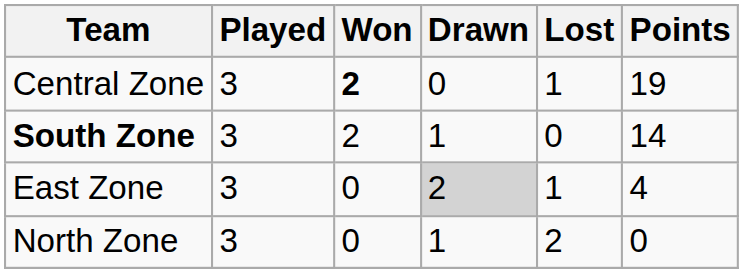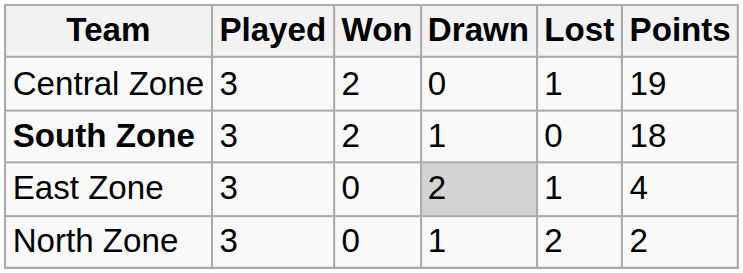(351, 83) bold -> (351, 83) normal
(648, 135) 14 -> (648, 135) 18
(639, 240) 0 -> (639, 240) 2
